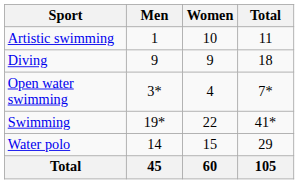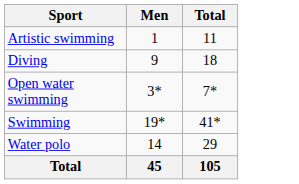- column: (210, 15)
